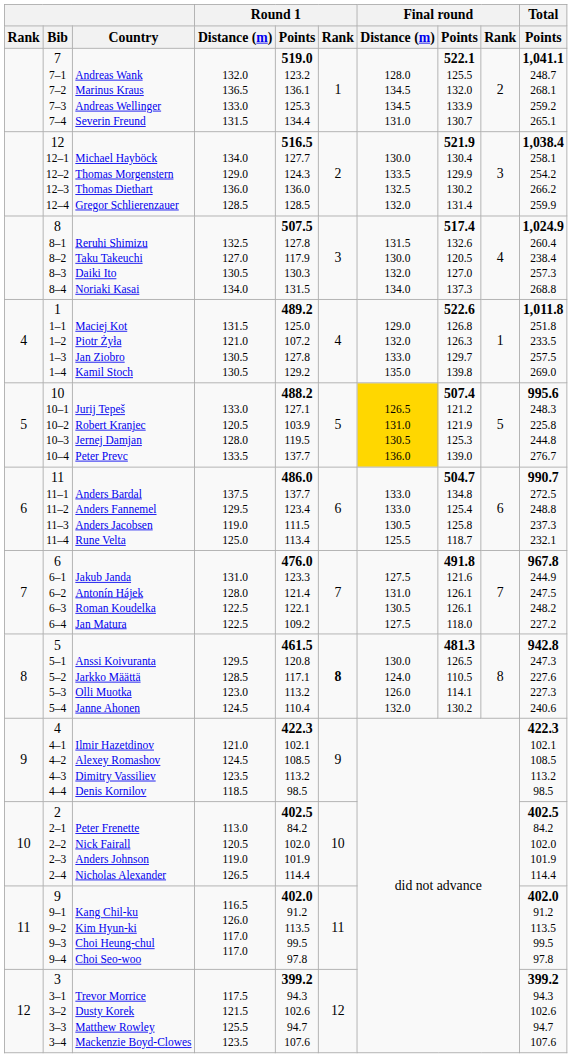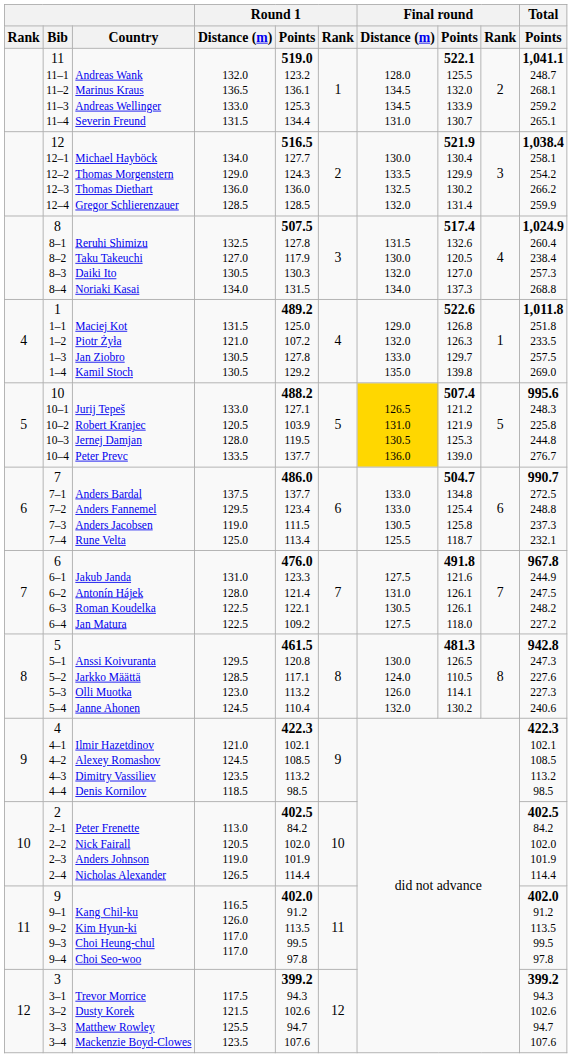(58, 90) 7 7–1 7–2 7–3 7–4 -> (58, 90) 11 11–1 11–2 11–3 11–4
(58, 508) 11 11–1 11–2 11–3 11–4 -> (58, 508) 7 7–1 7–2 7–3 7–4
(338, 676) bold -> (338, 676) normal
